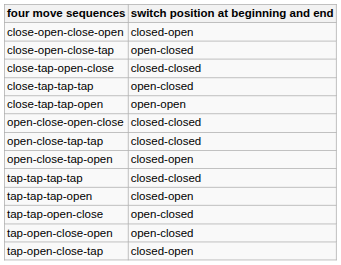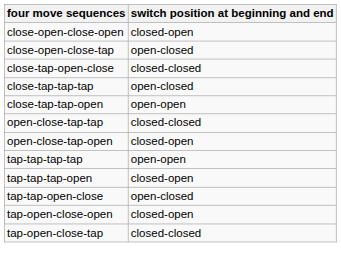- row: (65, 123)
(166, 178) closed-closed -> (158, 159) open-open
(162, 232) open-closed -> (162, 214) closed-open
(162, 251) closed-open -> (166, 232) closed-closed
